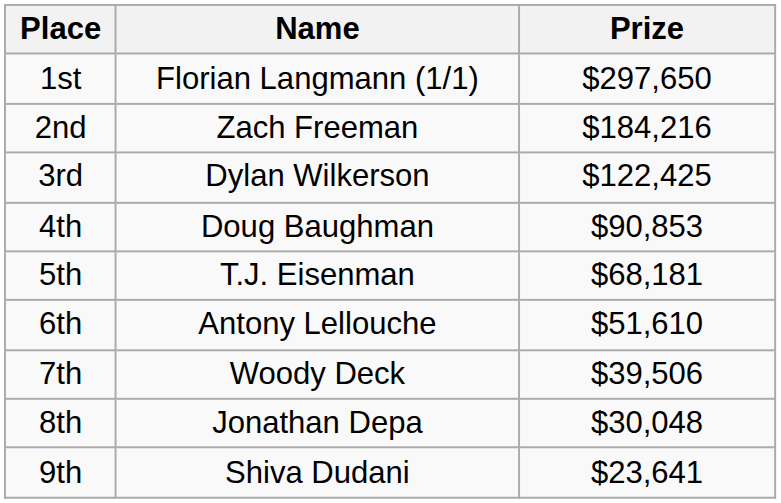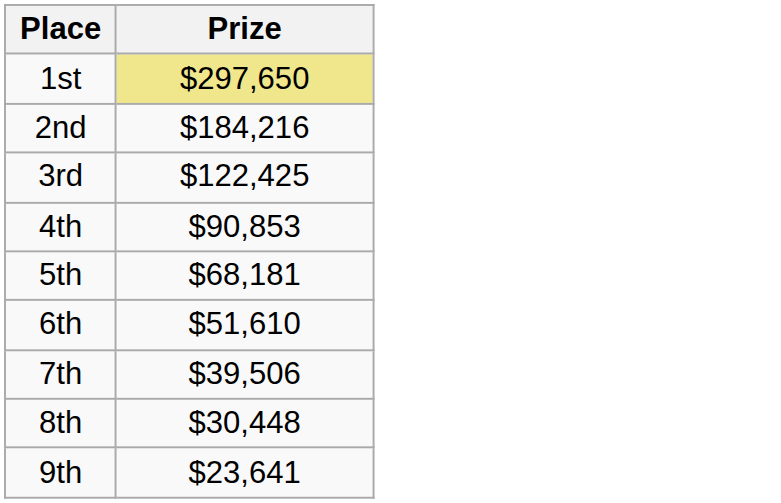- column: (317, 29)
(647, 78) no background -> (245, 78) khaki background
(647, 422) $30,048 -> (245, 422) $30,448
